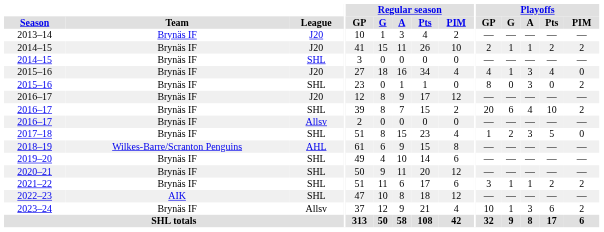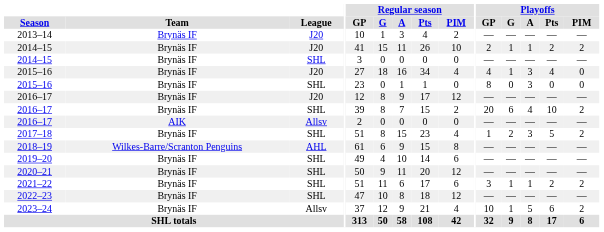(582, 84) 2 -> (582, 84) 0
(177, 121) Brynäs IF -> (177, 121) AIK
(582, 134) 0 -> (582, 134) 2
(177, 196) AIK -> (177, 196) Brynäs IF
(530, 208) 3 -> (530, 208) 5
